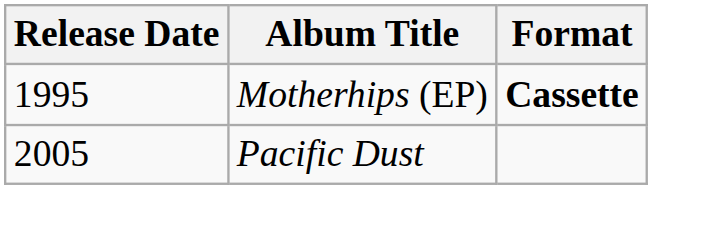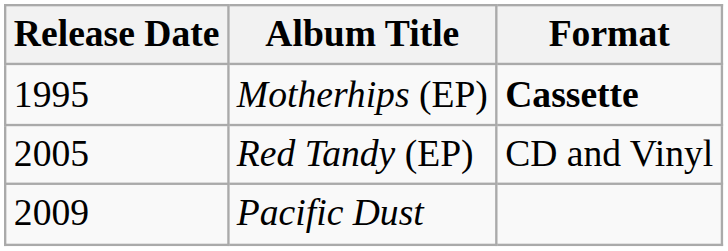+ row: (355, 153)
(51, 153) 2005 -> (51, 213) 2009
